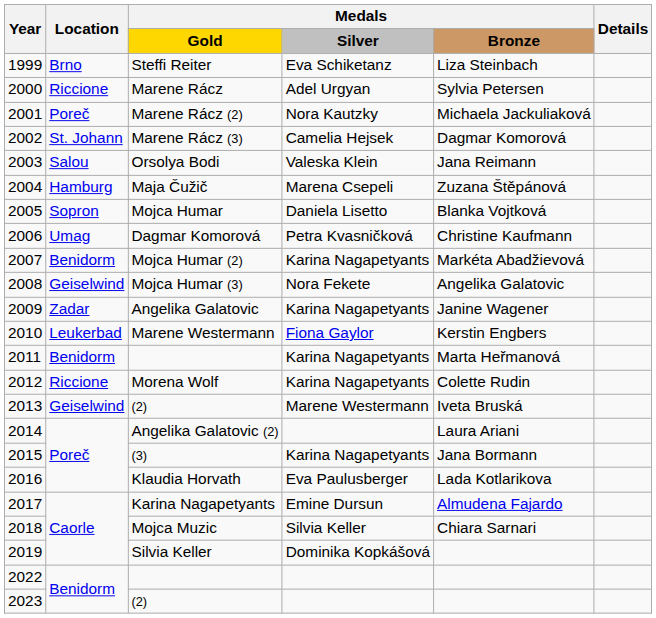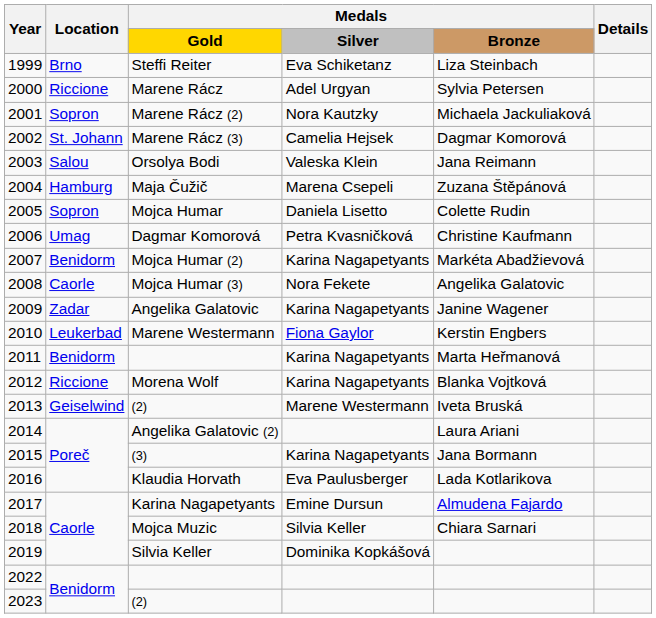(69, 114) Poreč -> (74, 114) Sopron
(492, 211) Blanka Vojtková -> (484, 211) Colette Rudin
(87, 284) Geiselwind -> (72, 284) Caorle
(484, 382) Colette Rudin -> (492, 382) Blanka Vojtková
